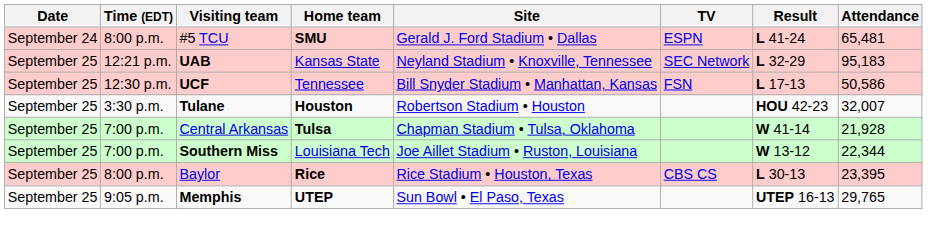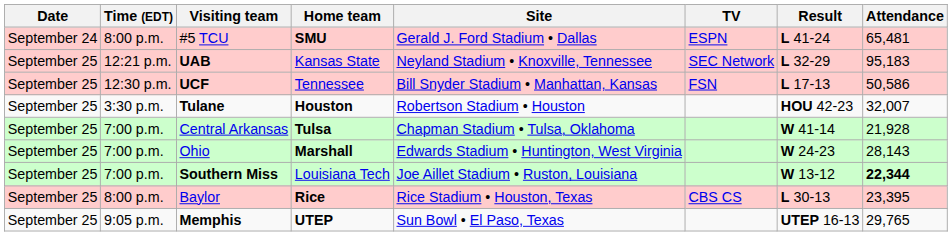+ row: (195, 152)
(863, 152) normal -> (888, 174) bold
